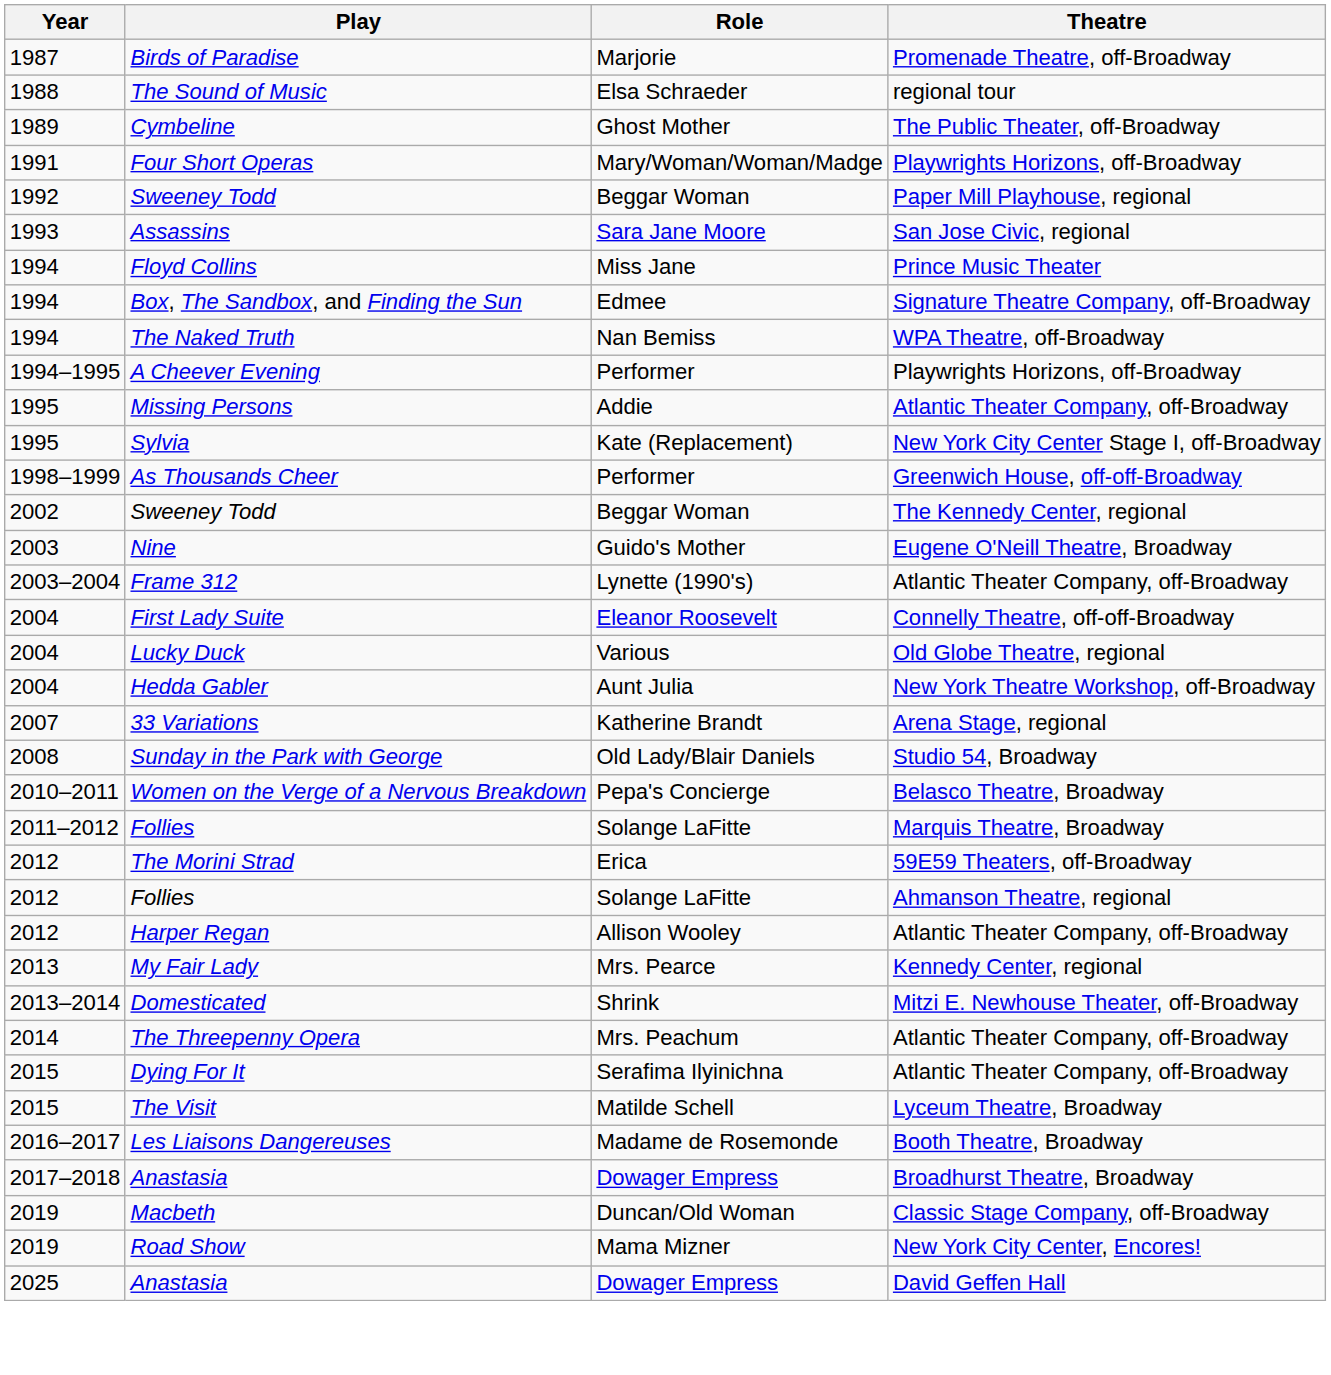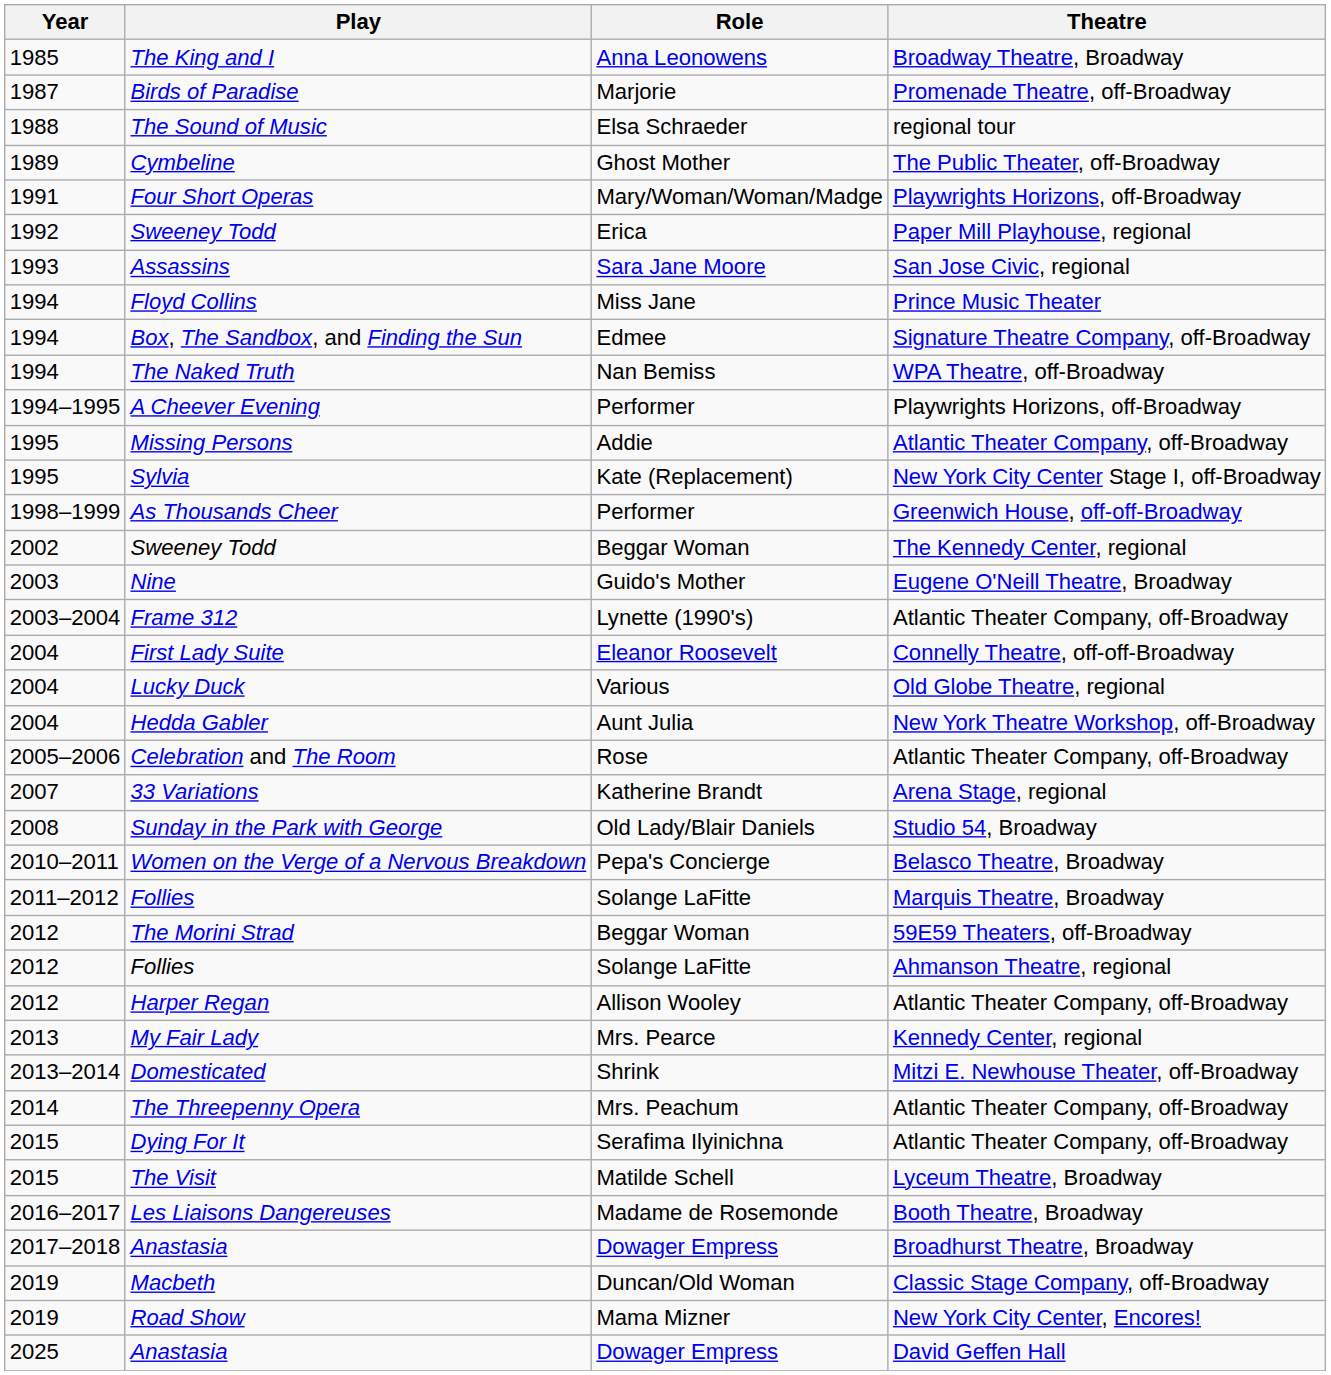+ row: (202, 57)
(673, 197) Beggar Woman -> (622, 232) Erica
+ row: (263, 757)
(622, 862) Erica -> (673, 932) Beggar Woman
